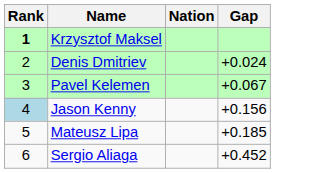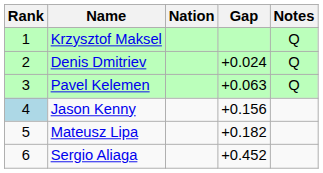+ column: (294, 16)
(26, 39) bold -> (26, 39) normal
(244, 86) +0.067 -> (244, 86) +0.063
(244, 132) +0.185 -> (244, 132) +0.182
